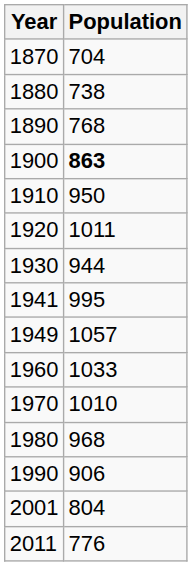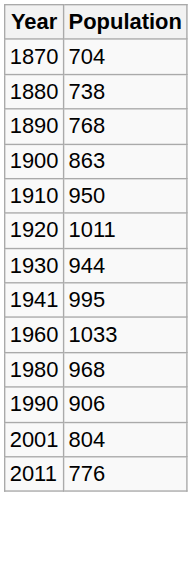(87, 160) bold -> (87, 160) normal
- row: (34, 334)
- row: (34, 404)
